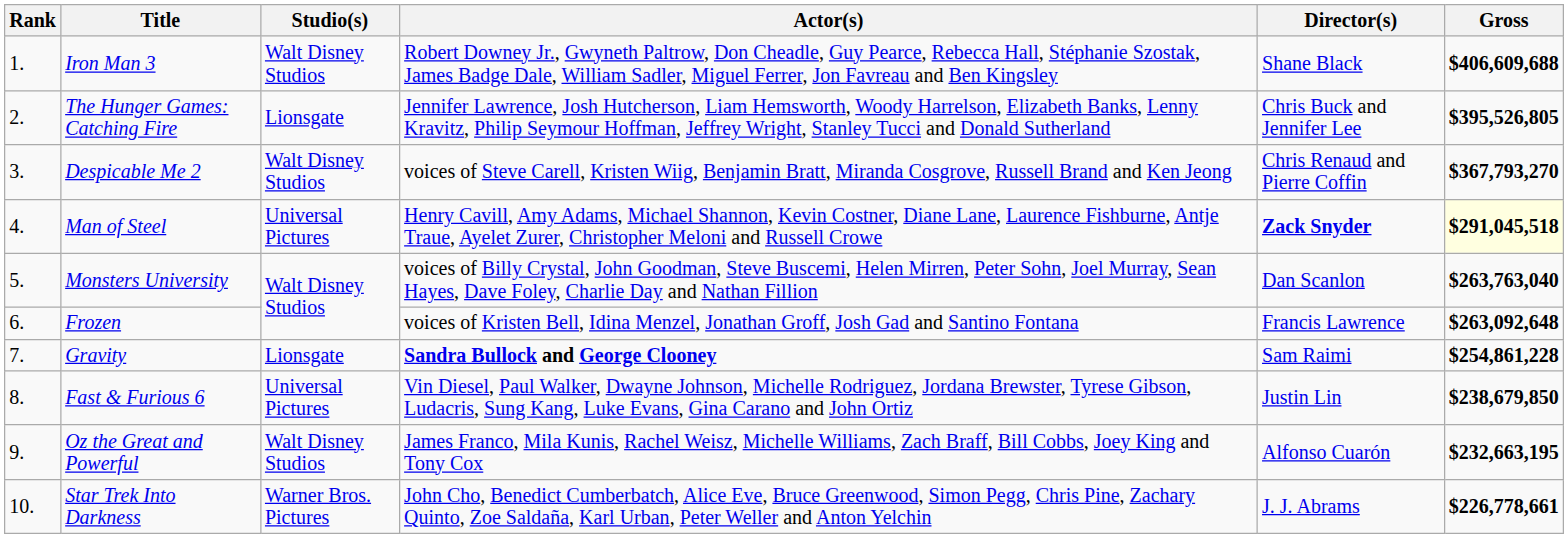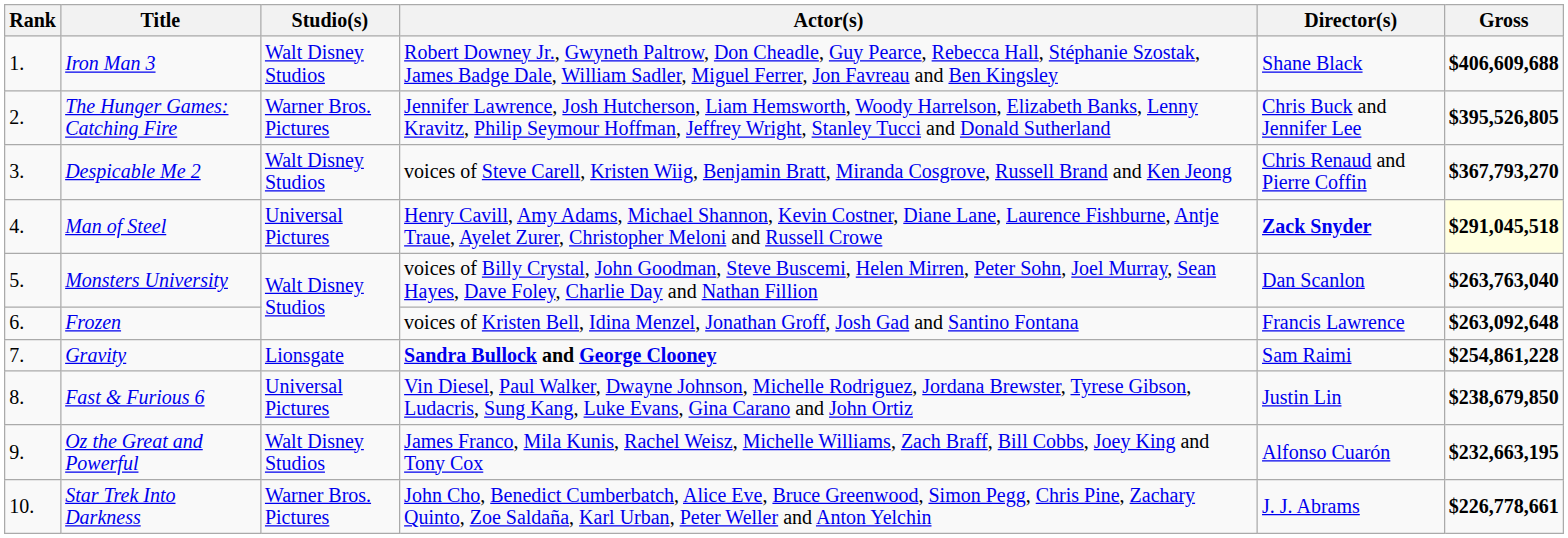(304, 117) Lionsgate -> (318, 117) Warner Bros. Pictures
